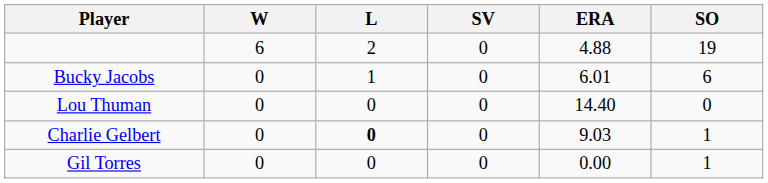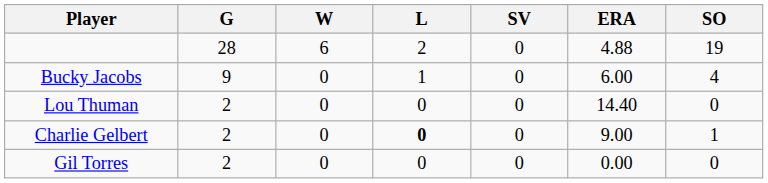+ column: (227, 18)
(595, 76) 6.01 -> (617, 76) 6.00
(707, 76) 6 -> (714, 76) 4
(595, 134) 9.03 -> (617, 134) 9.00
(707, 163) 1 -> (714, 163) 0
